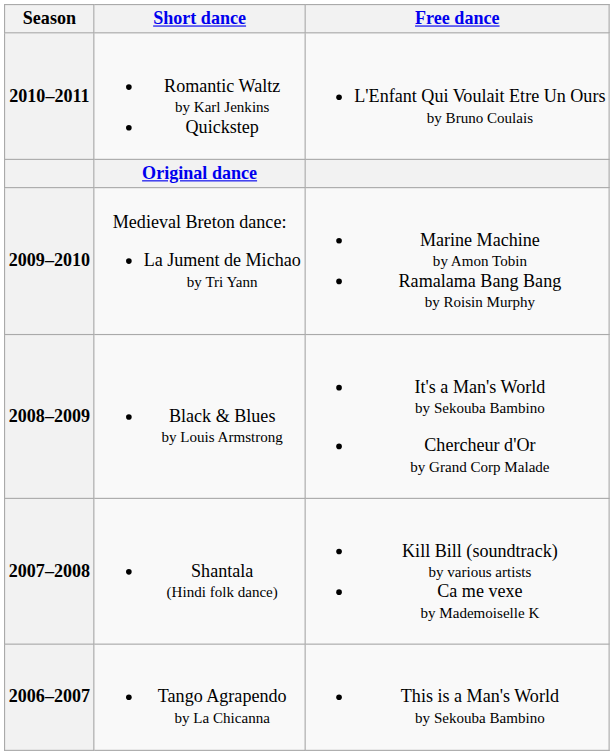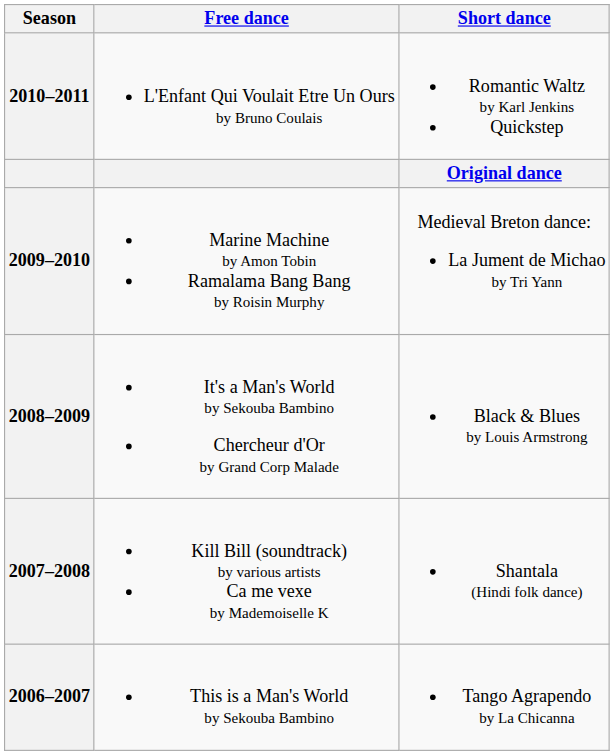columns swapped: (200, 18) <-> (457, 18)
